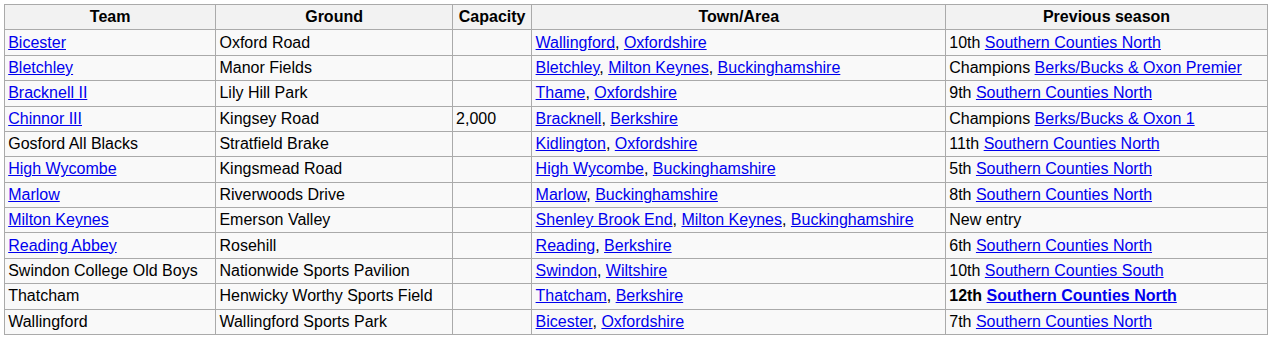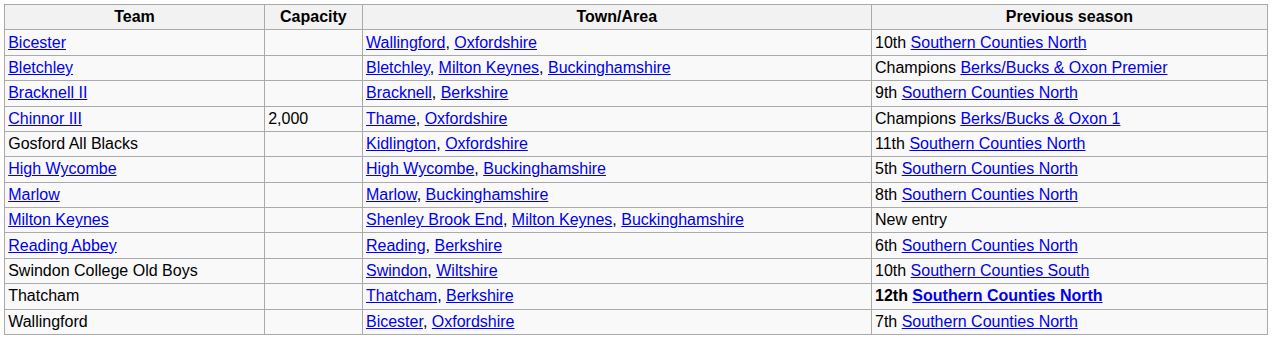- column: (334, 17)
(606, 93) Thame, Oxfordshire -> (437, 93) Bracknell, Berkshire
(607, 118) Bracknell, Berkshire -> (437, 118) Thame, Oxfordshire
